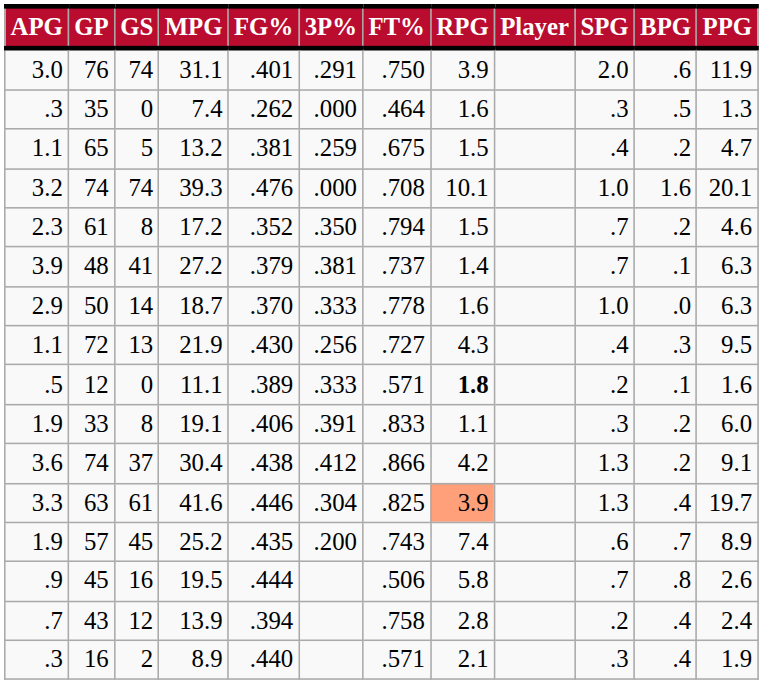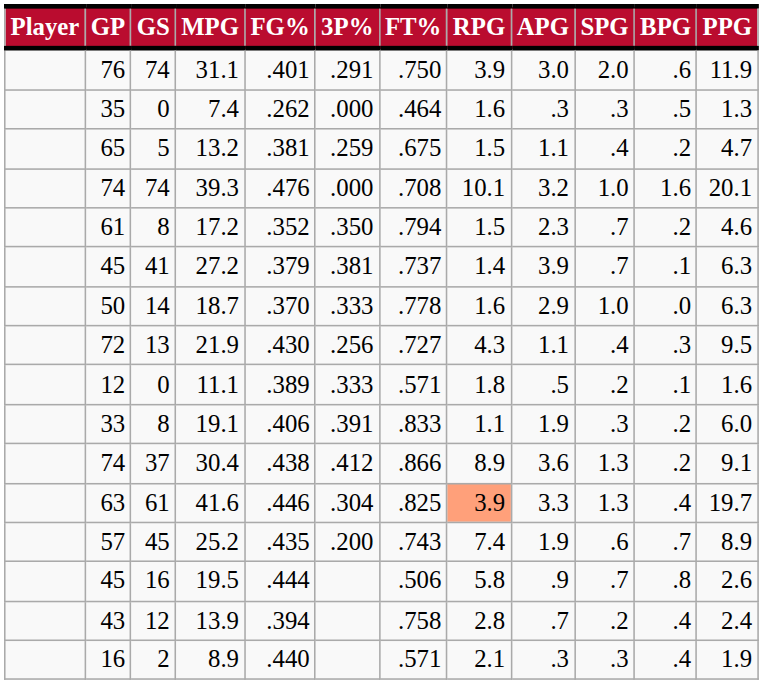columns swapped: (535, 27) <-> (37, 27)
(96, 266) 48 -> (113, 266) 45
(473, 384) bold -> (490, 384) normal
(473, 463) 4.2 -> (490, 463) 8.9
